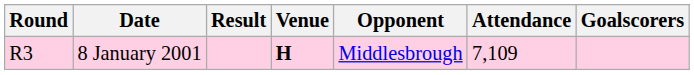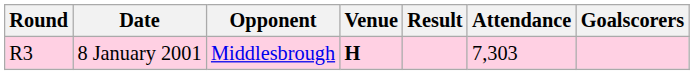columns swapped: (401, 20) <-> (239, 20)
(495, 52) 7,109 -> (495, 52) 7,303
